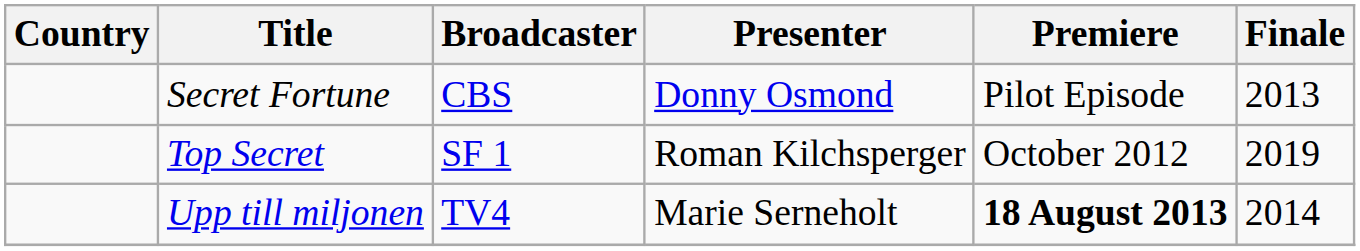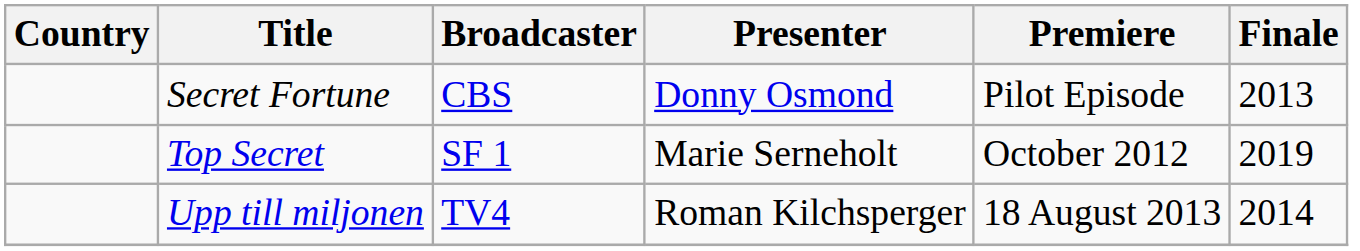(810, 153) Roman Kilchsperger -> (776, 153) Marie Serneholt
(776, 213) Marie Serneholt -> (810, 213) Roman Kilchsperger
(1105, 213) bold -> (1102, 213) normal
